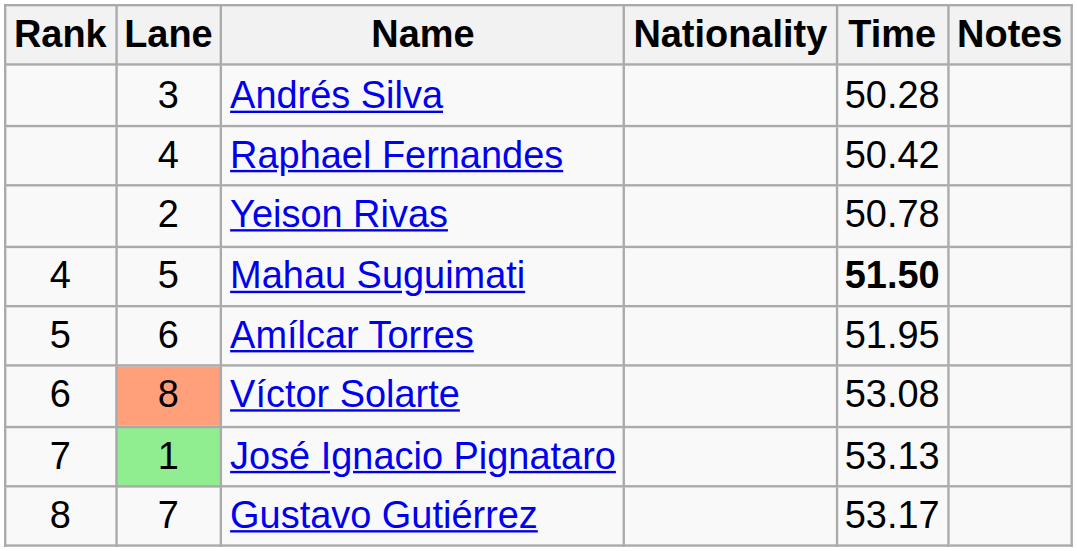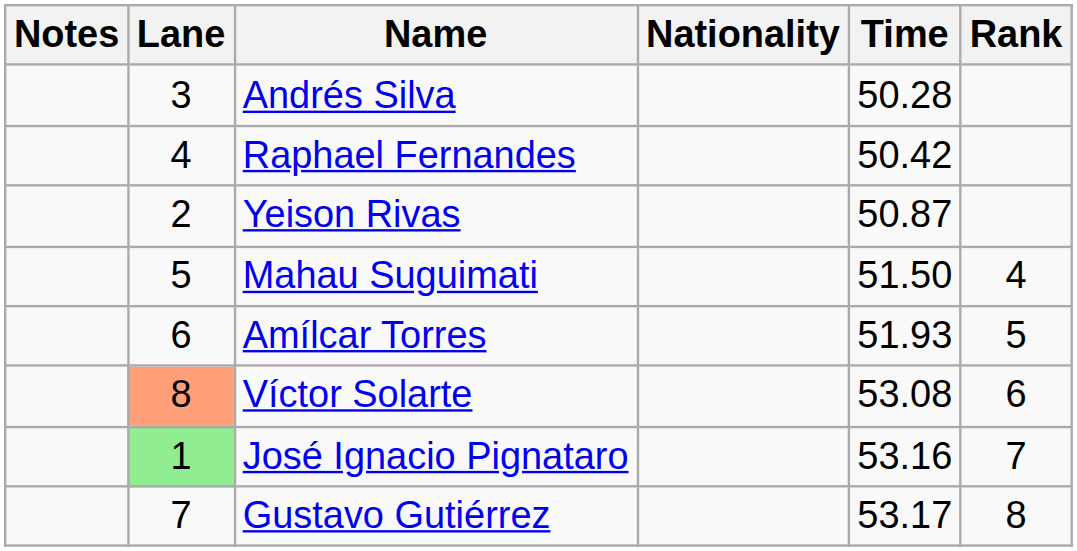columns swapped: (60, 34) <-> (1010, 34)
(892, 214) 50.78 -> (905, 214) 50.87
(892, 275) bold -> (905, 275) normal
(892, 335) 51.95 -> (905, 335) 51.93
(892, 455) 53.13 -> (905, 455) 53.16
